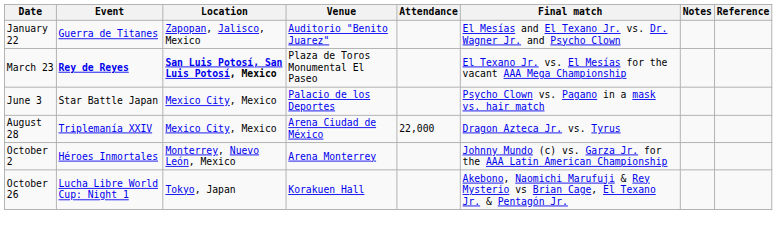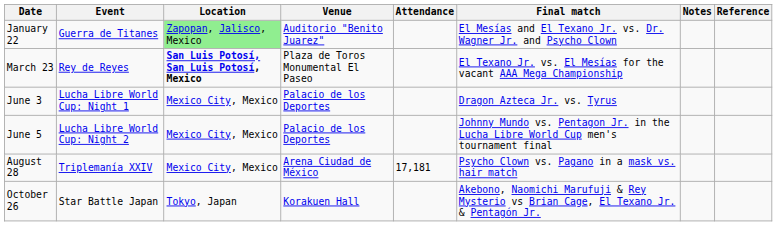(215, 35) no background -> (216, 35) lightgreen background
(94, 68) bold -> (94, 68) normal
(108, 101) Star Battle Japan -> (108, 101) Lucha Libre World Cup: Night 1
(559, 101) Psycho Clown vs. Pagano in a mask vs. hair match -> (538, 101) Dragon Azteca Jr. vs. Tyrus
+ row: (24, 135)
(417, 129) 22,000 -> (413, 168) 17,181
(542, 129) Dragon Azteca Jr. vs. Tyrus -> (567, 168) Psycho Clown vs. Pagano in a mask vs. hair match
- row: (27, 156)
(108, 190) Lucha Libre World Cup: Night 1 -> (108, 201) Star Battle Japan
